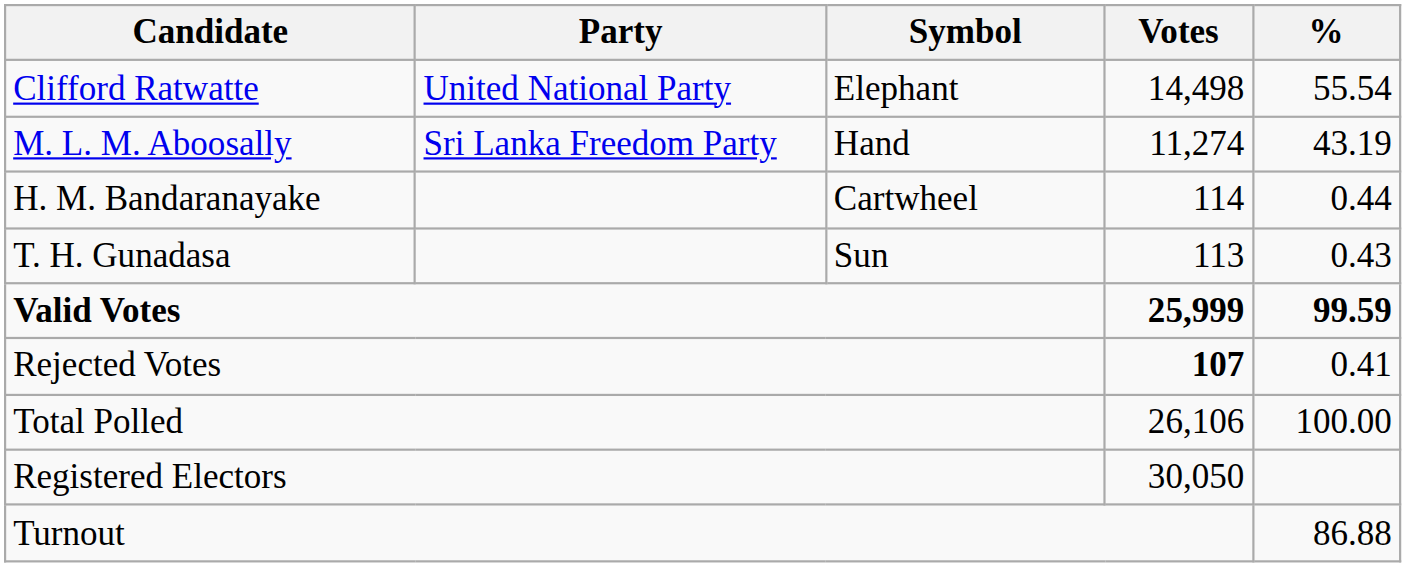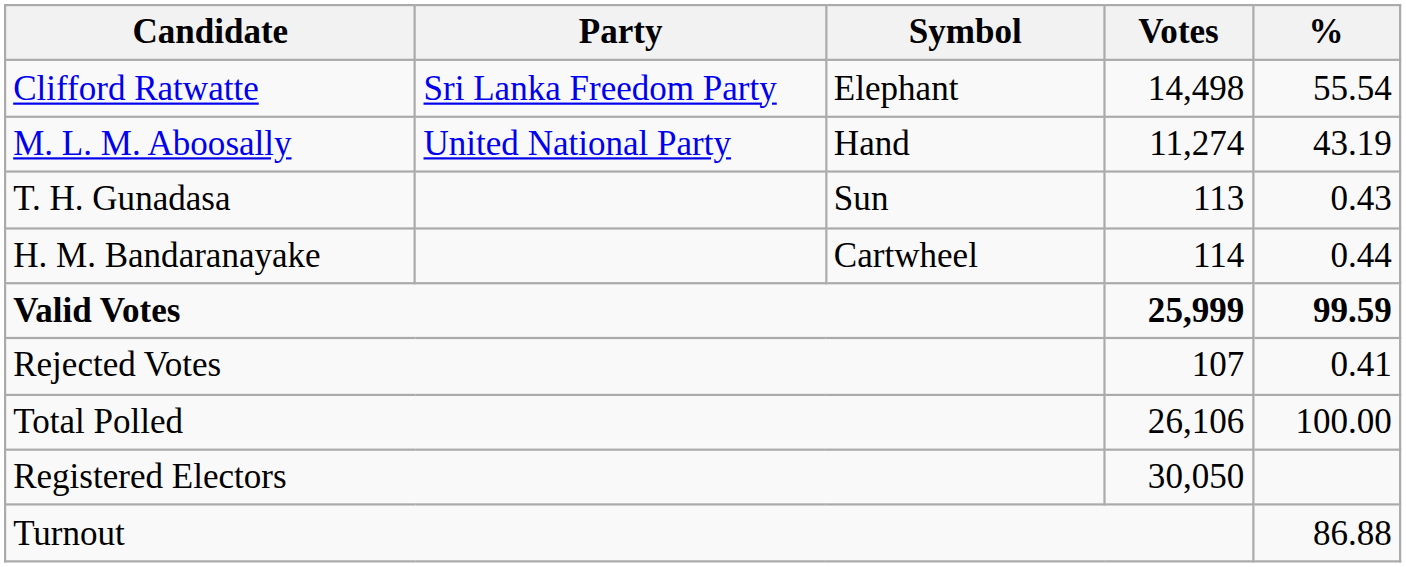(577, 87) United National Party -> (600, 87) Sri Lanka Freedom Party
(600, 143) Sri Lanka Freedom Party -> (577, 143) United National Party
rows swapped: (167, 198) <-> (122, 254)
(1218, 365) bold -> (1218, 365) normal
